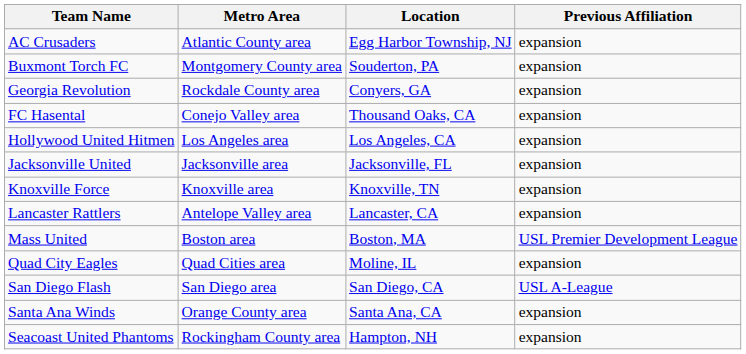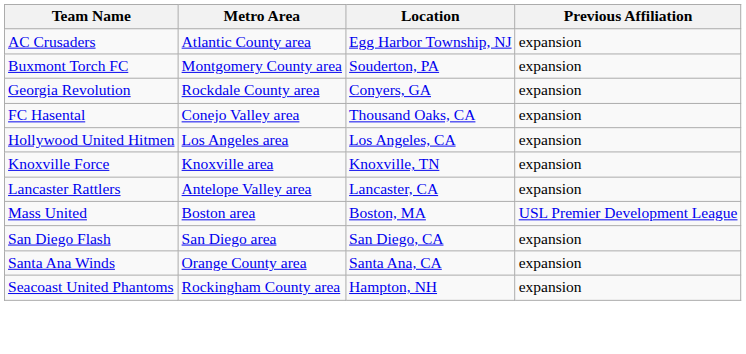- row: (69, 164)
- row: (63, 262)
(566, 287) USL A-League -> (550, 238) expansion
